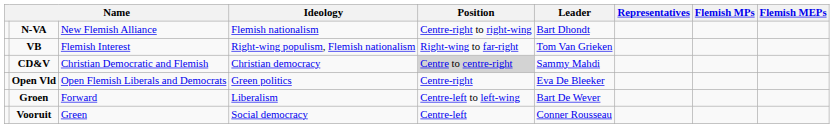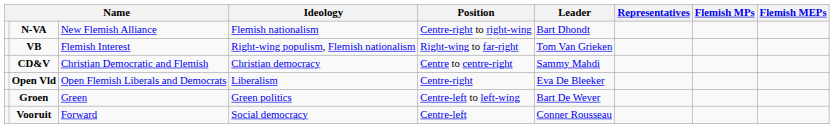(466, 64) lightgrey background -> (466, 64) no background
(262, 81) Green politics -> (255, 81) Liberalism
(79, 98) Forward -> (74, 98) Green
(255, 98) Liberalism -> (262, 98) Green politics
(74, 115) Green -> (79, 115) Forward
